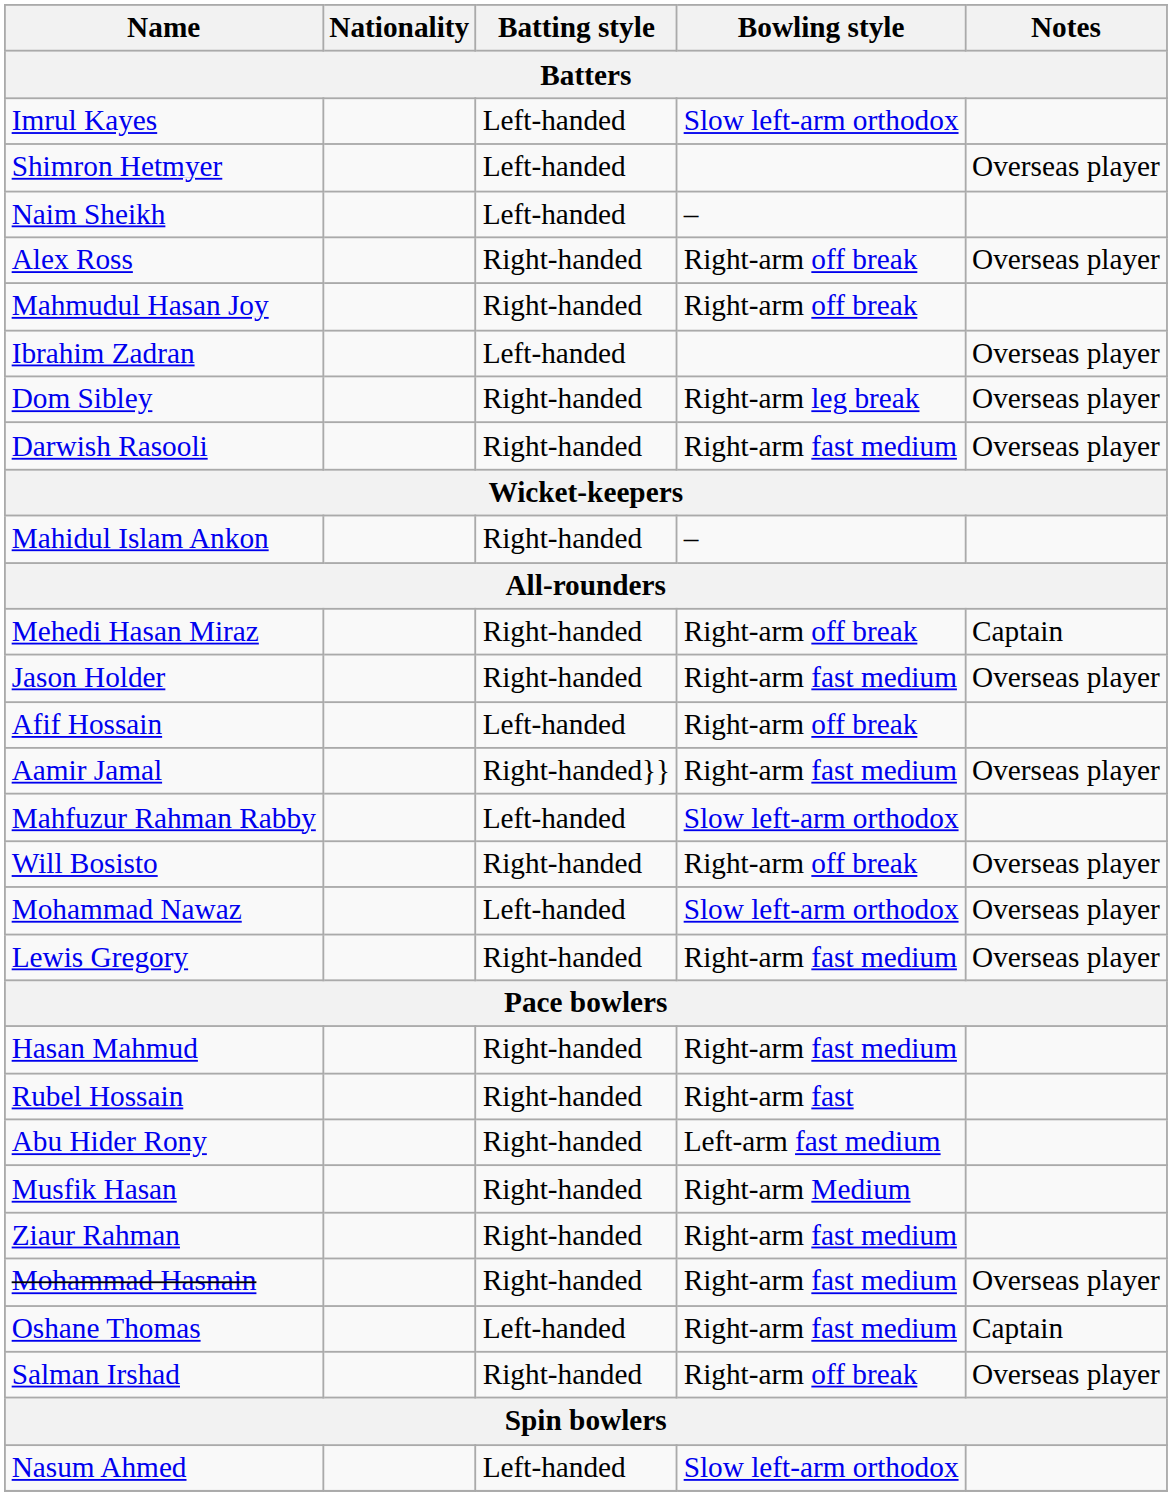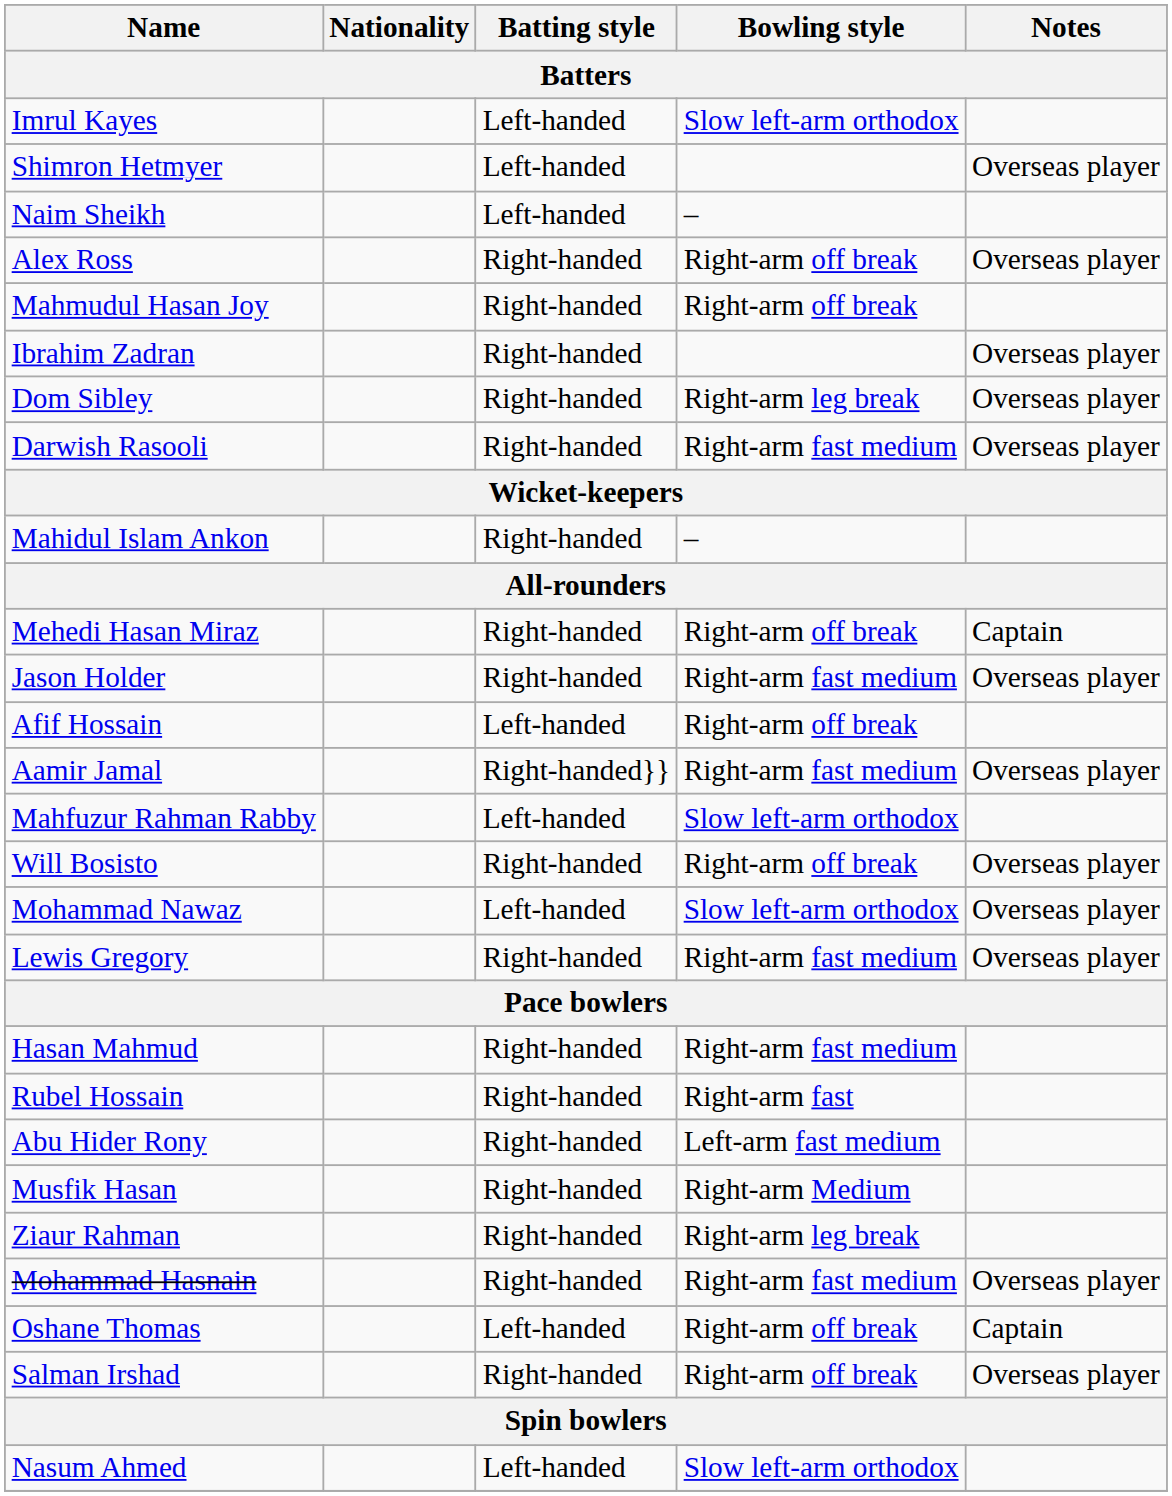(554, 352) Left-handed -> (562, 352) Right-handed
(820, 1235) Right-arm fast medium -> (802, 1235) Right-arm leg break
(820, 1327) Right-arm fast medium -> (800, 1327) Right-arm off break
